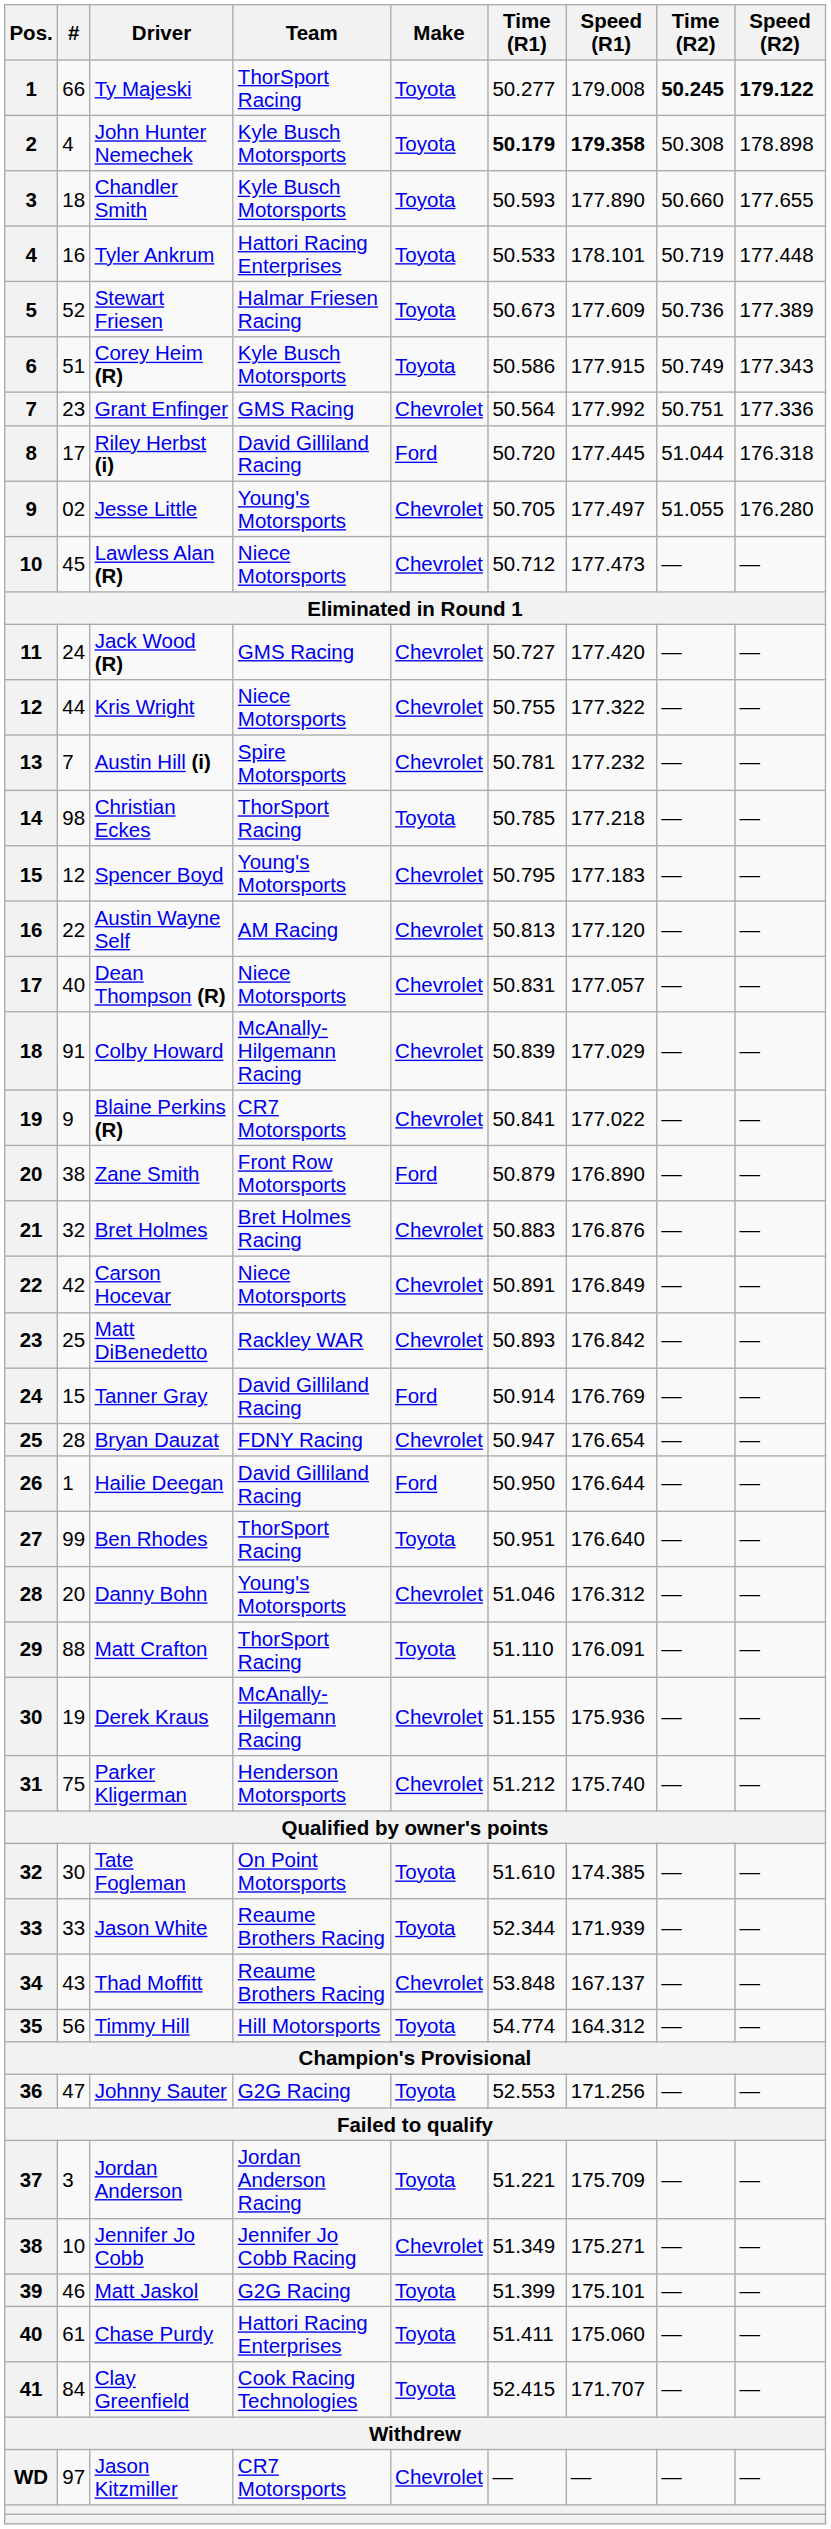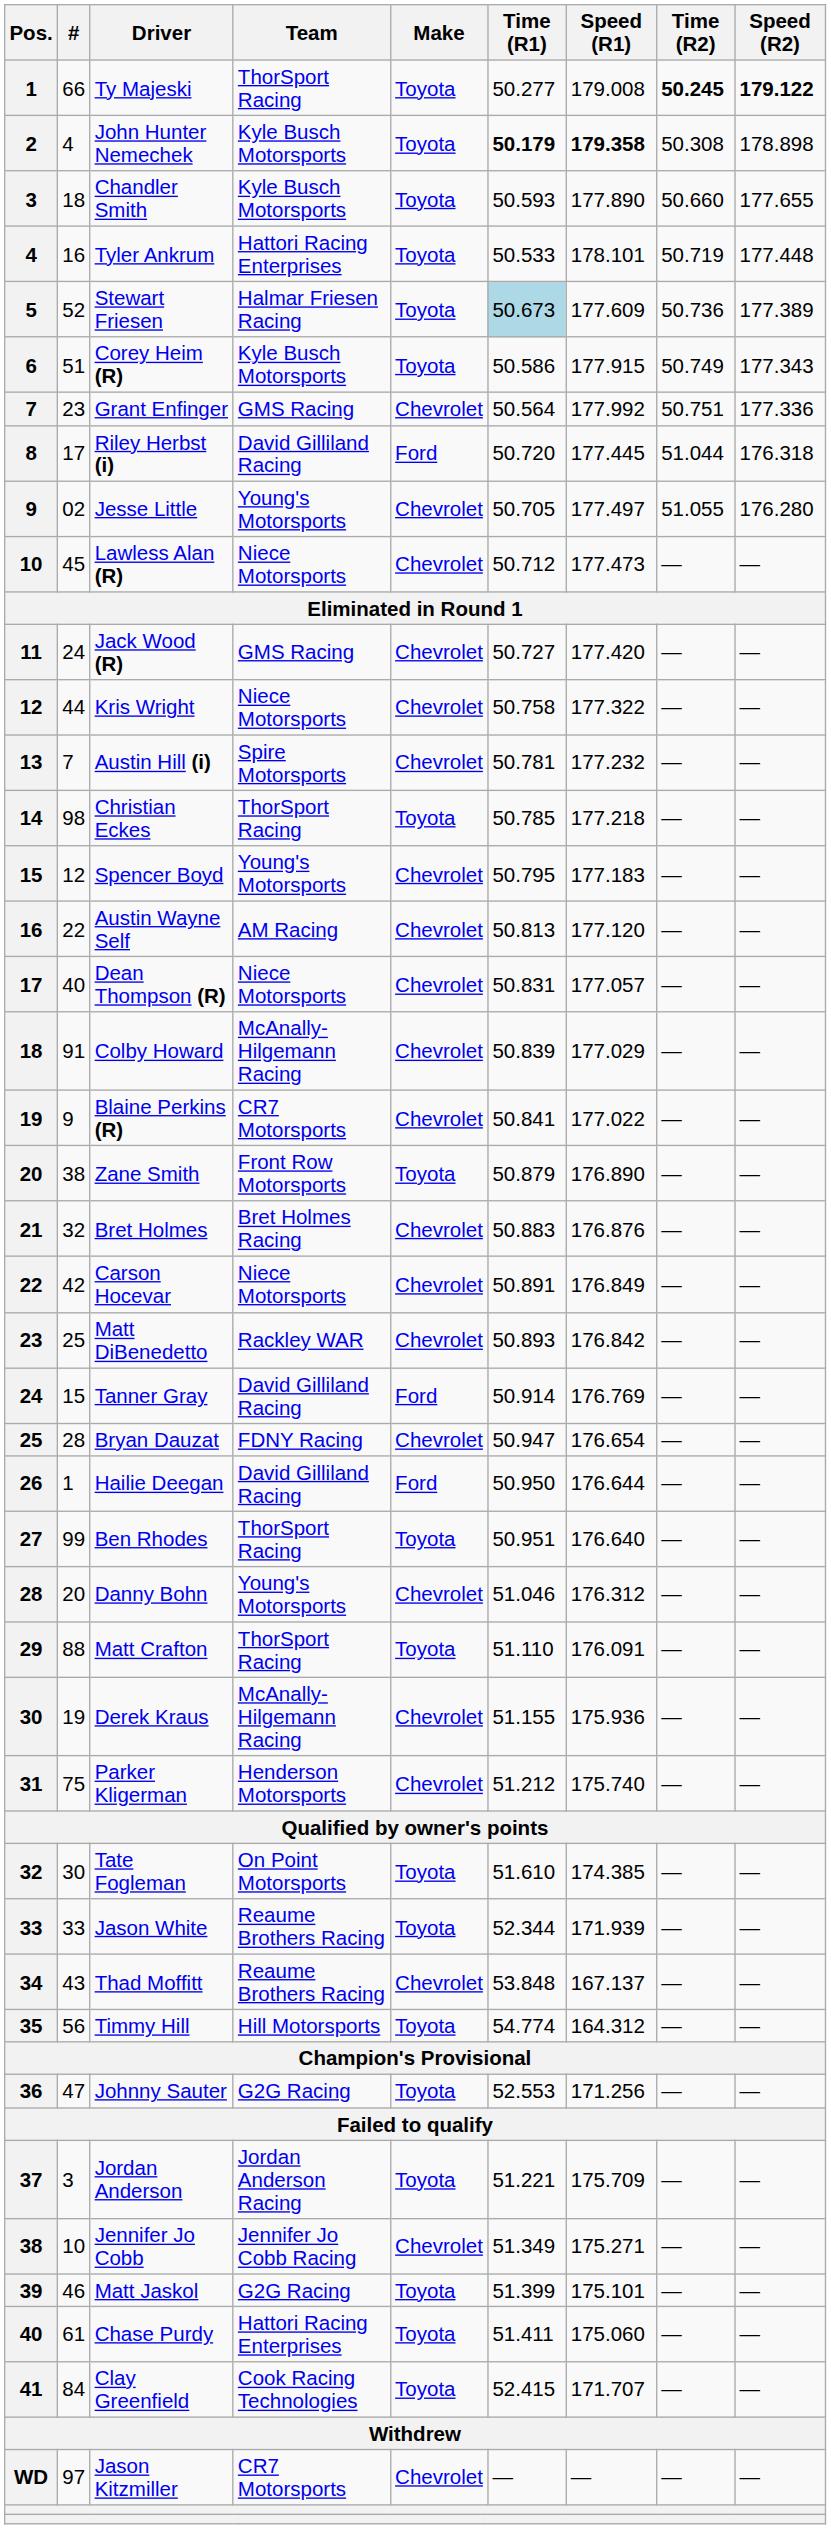(524, 310) no background -> (524, 310) lightblue background
(524, 707) 50.755 -> (524, 707) 50.758
(416, 1174) Ford -> (425, 1174) Toyota
